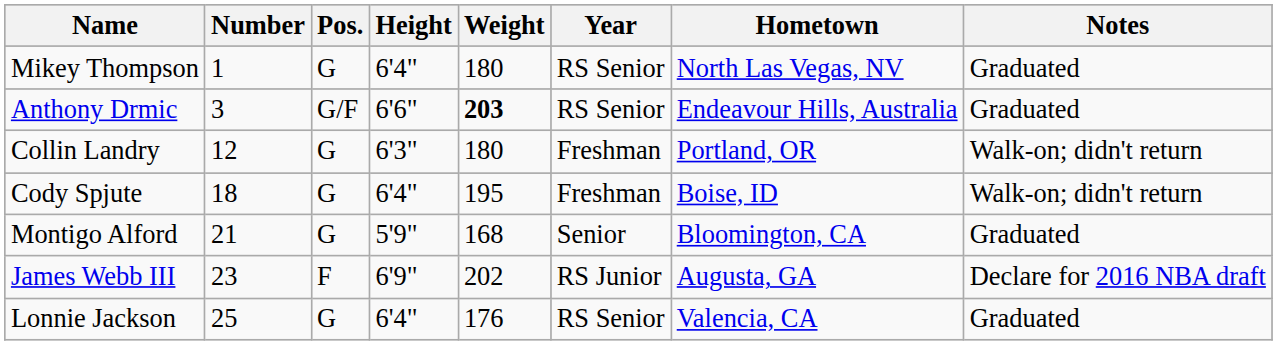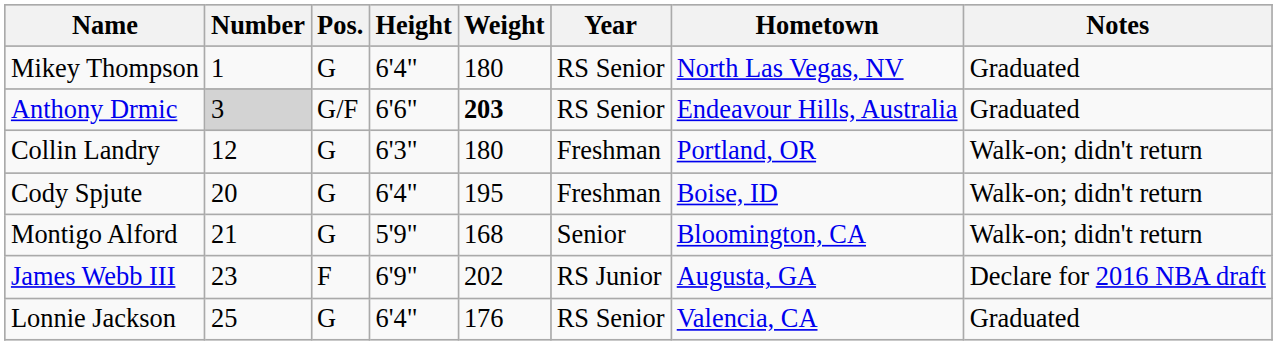(218, 109) no background -> (218, 109) lightgrey background
(224, 192) 18 -> (224, 192) 20
(1025, 234) Graduated -> (1086, 234) Walk-on; didn't return
